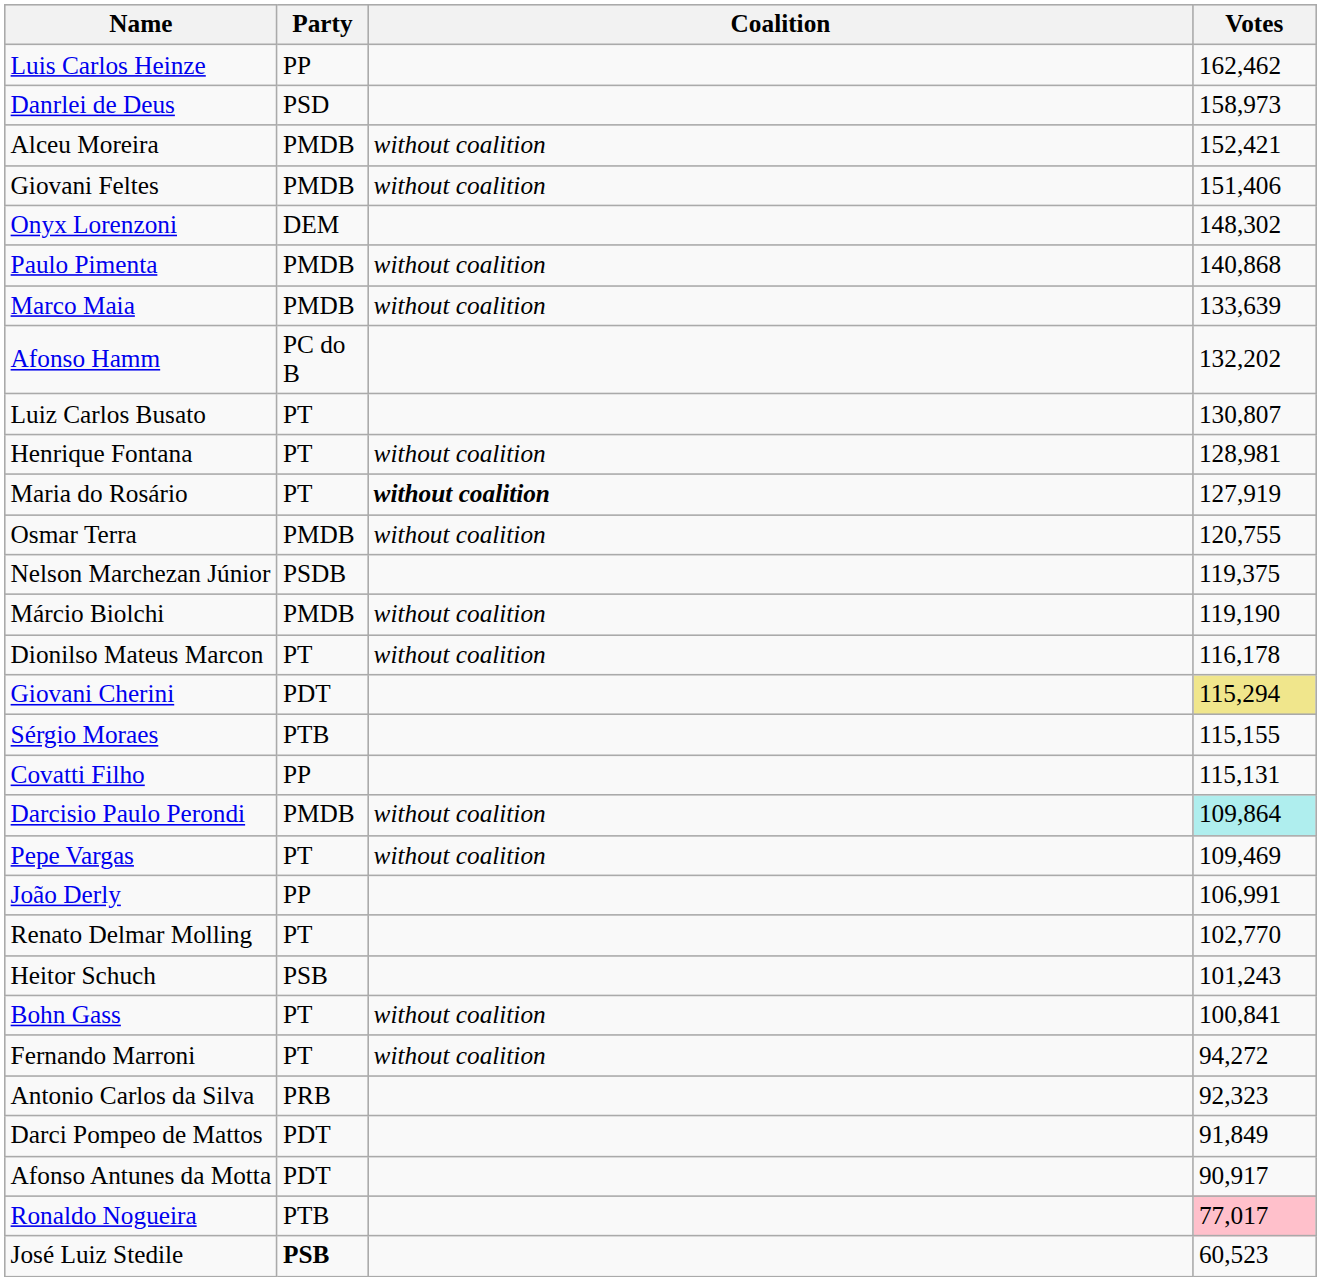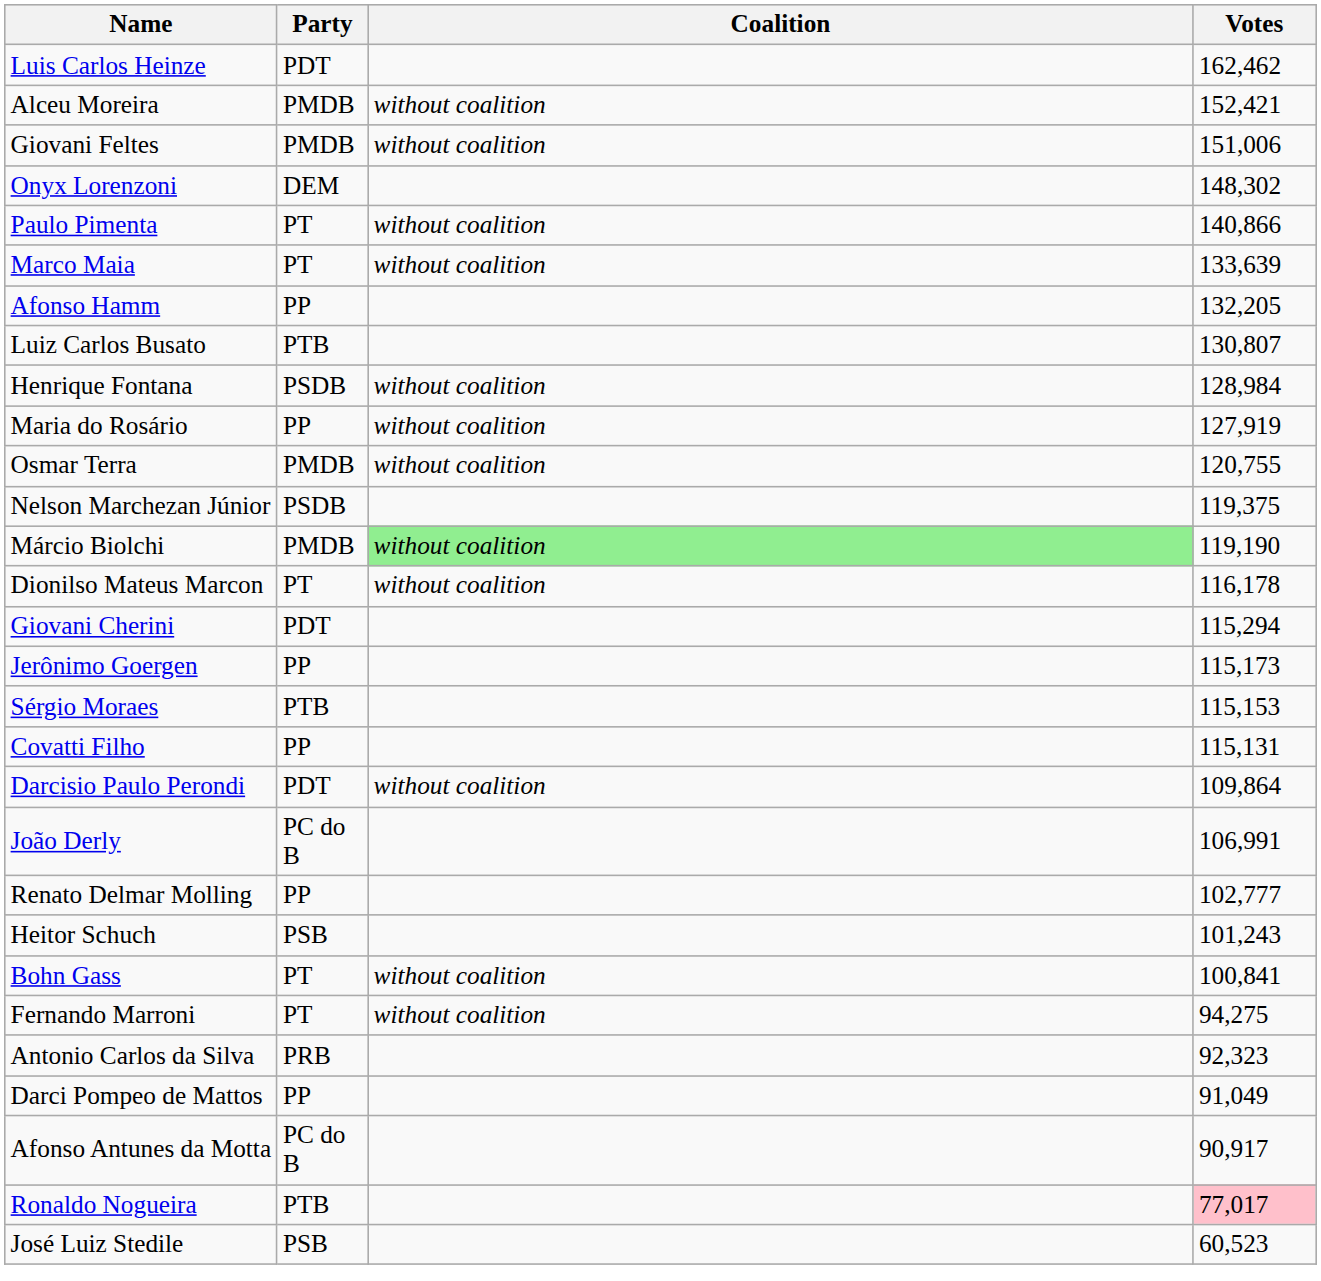(297, 64) PP -> (307, 64) PDT
- row: (93, 104)
(1240, 184) 151,406 -> (1240, 144) 151,006
(319, 265) PMDB -> (298, 225) PT
(1240, 265) 140,868 -> (1240, 225) 140,866
(319, 305) PMDB -> (298, 265) PT
(314, 359) PC do B -> (297, 305) PP
(1240, 359) 132,202 -> (1240, 305) 132,205
(298, 413) PT -> (306, 345) PTB
(298, 453) PT -> (315, 385) PSDB
(1240, 453) 128,981 -> (1240, 385) 128,984
(298, 494) PT -> (297, 425) PP
(462, 494) bold -> (460, 425) normal
(460, 614) no background -> (460, 545) lightgreen background
(1240, 694) khaki background -> (1240, 625) no background
+ row: (104, 666)
(1240, 734) 115,155 -> (1240, 706) 115,153
(319, 814) PMDB -> (307, 786) PDT
(1240, 814) paleturquoise background -> (1240, 786) no background
- row: (72, 854)
(297, 894) PP -> (314, 840) PC do B
(298, 935) PT -> (297, 894) PP
(1240, 935) 102,770 -> (1240, 894) 102,777
(1234, 1055) 94,272 -> (1234, 1015) 94,275
(307, 1135) PDT -> (297, 1095) PP
(1234, 1135) 91,849 -> (1234, 1095) 91,049
(307, 1175) PDT -> (314, 1149) PC do B
(306, 1255) bold -> (305, 1244) normal
